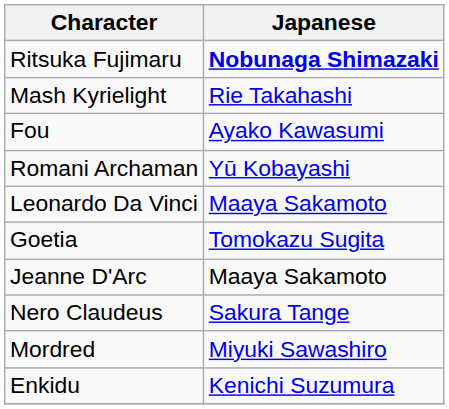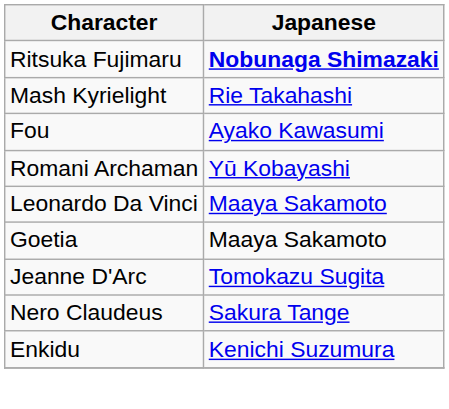(297, 240) Tomokazu Sugita -> (298, 240) Maaya Sakamoto
(298, 276) Maaya Sakamoto -> (297, 276) Tomokazu Sugita
- row: (53, 349)
